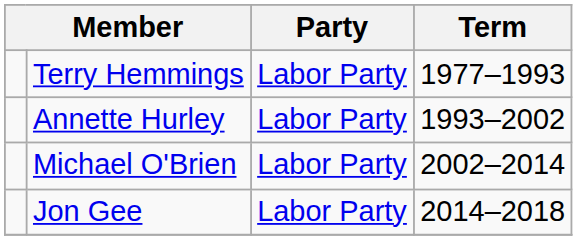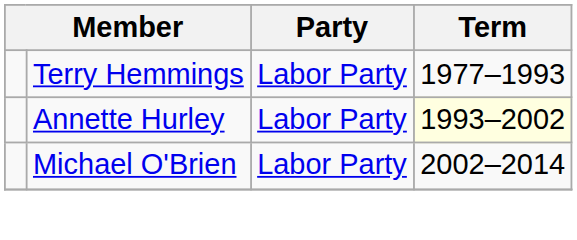(493, 119) no background -> (493, 119) lightyellow background
- row: (88, 211)
